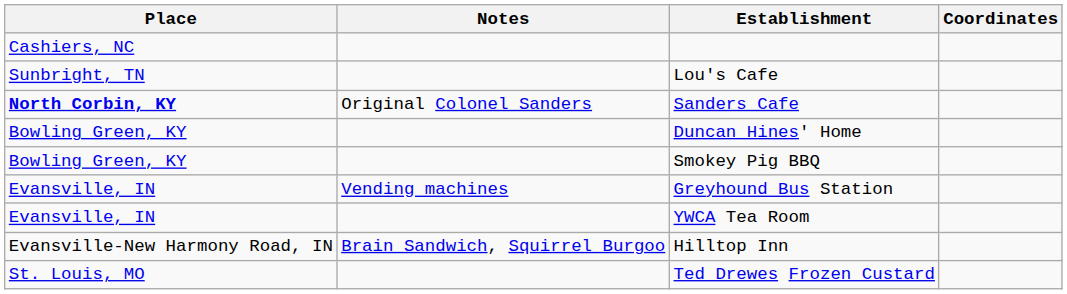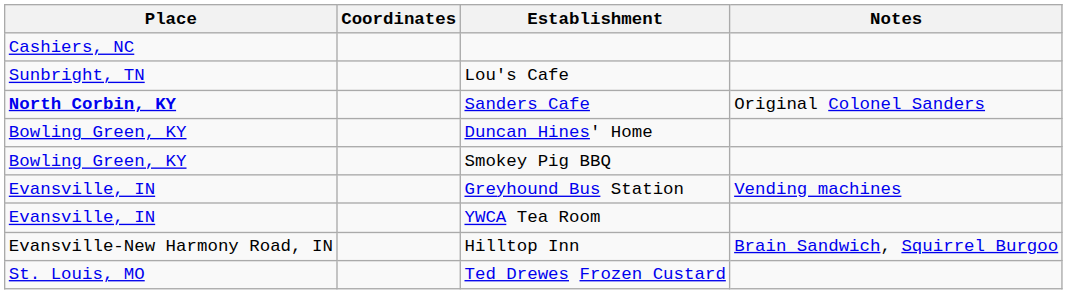columns swapped: (1001, 19) <-> (503, 19)
